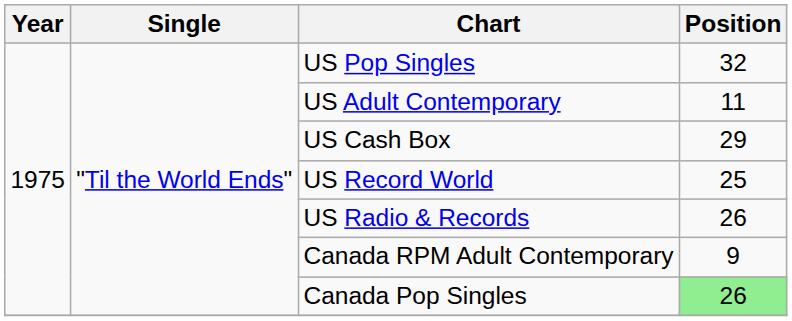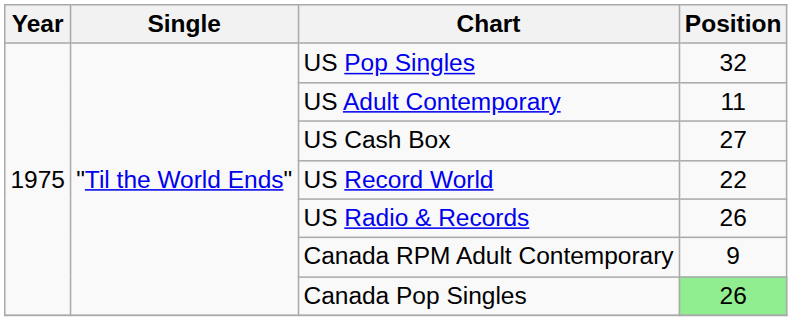(733, 140) 29 -> (733, 140) 27
(733, 179) 25 -> (733, 179) 22
